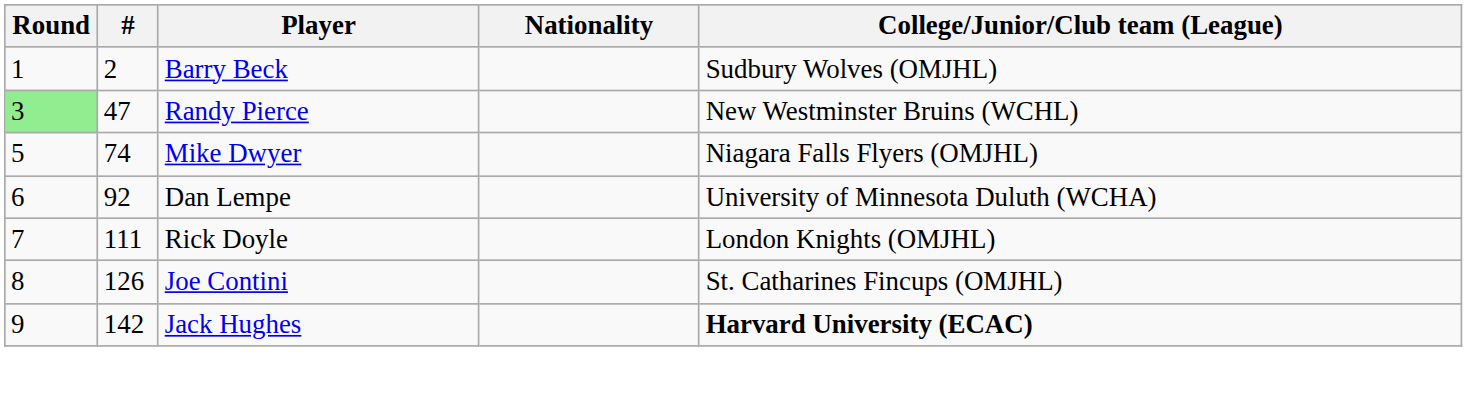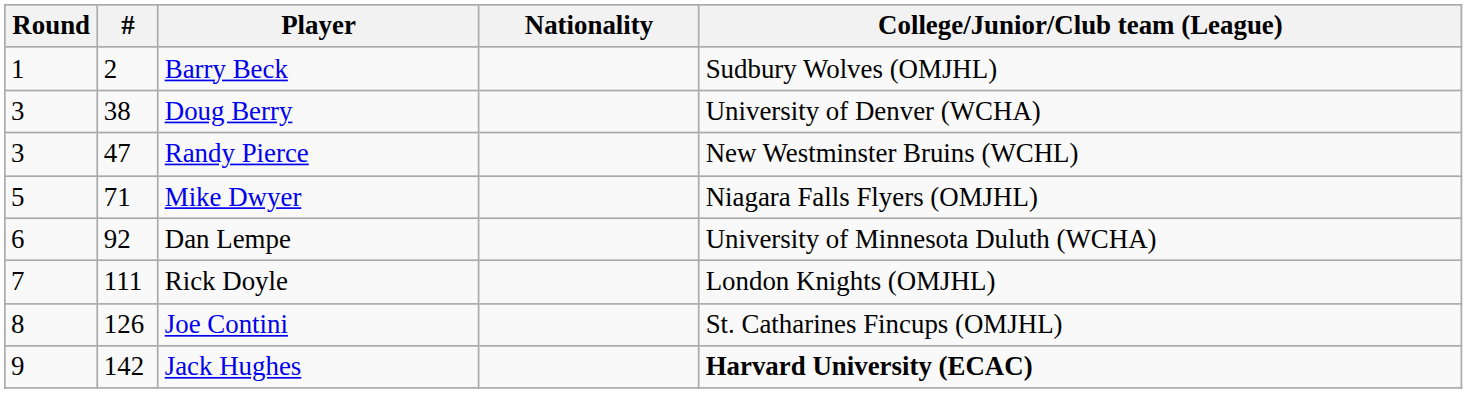+ row: (229, 111)
(18, 111) lightgreen background -> (18, 153) no background
(117, 153) 74 -> (117, 196) 71
